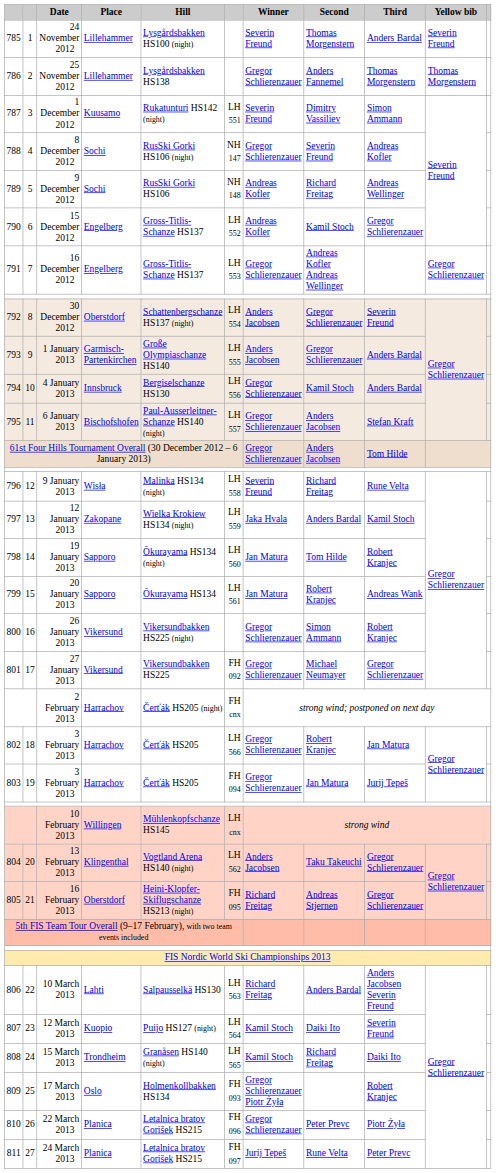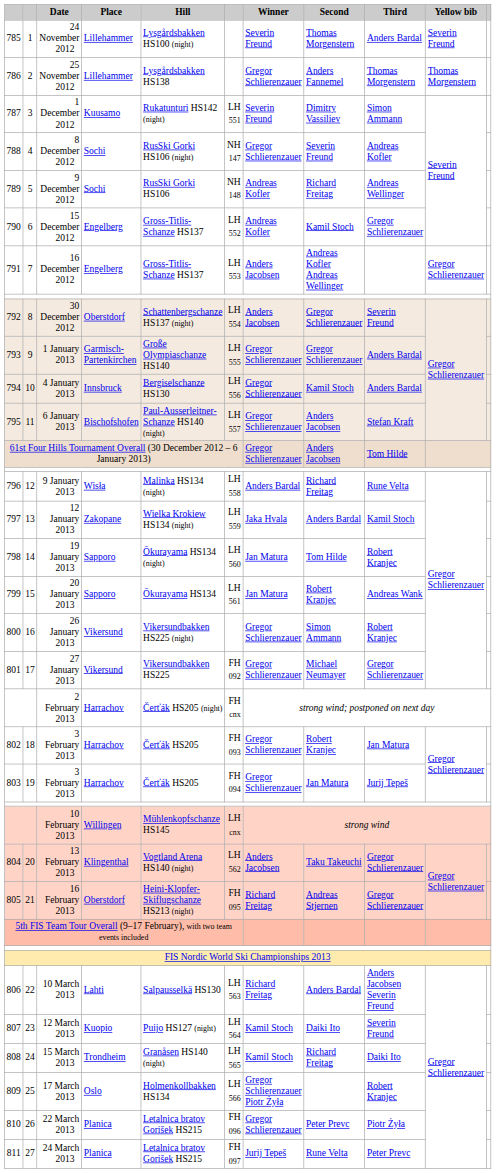(273, 269) Gregor Schlierenzauer -> (262, 269) Anders Jacobsen
(262, 354) Anders Jacobsen -> (273, 354) Gregor Schlierenzauer
(260, 486) Severin Freund -> (273, 486) Anders Bardal
(234, 744) LH 566 -> (235, 744) FH 093
(235, 1090) FH 093 -> (234, 1090) LH 566
